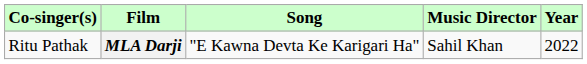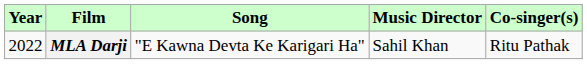columns swapped: (561, 17) <-> (53, 17)
